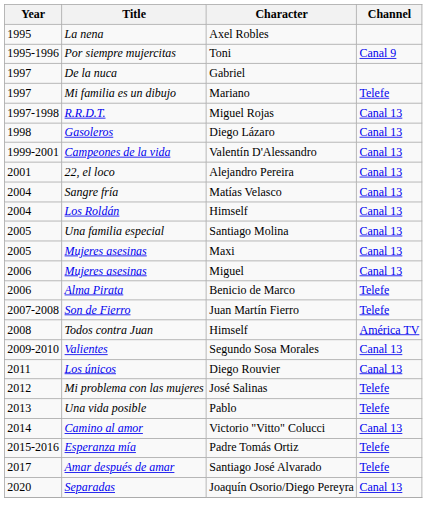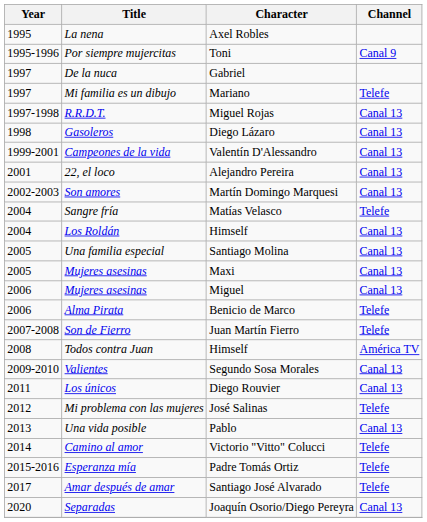+ row: (92, 192)
(381, 192) Canal 13 -> (374, 211) Telefe
(374, 408) Telefe -> (381, 428) Canal 13
(381, 428) Canal 13 -> (374, 448) Telefe
